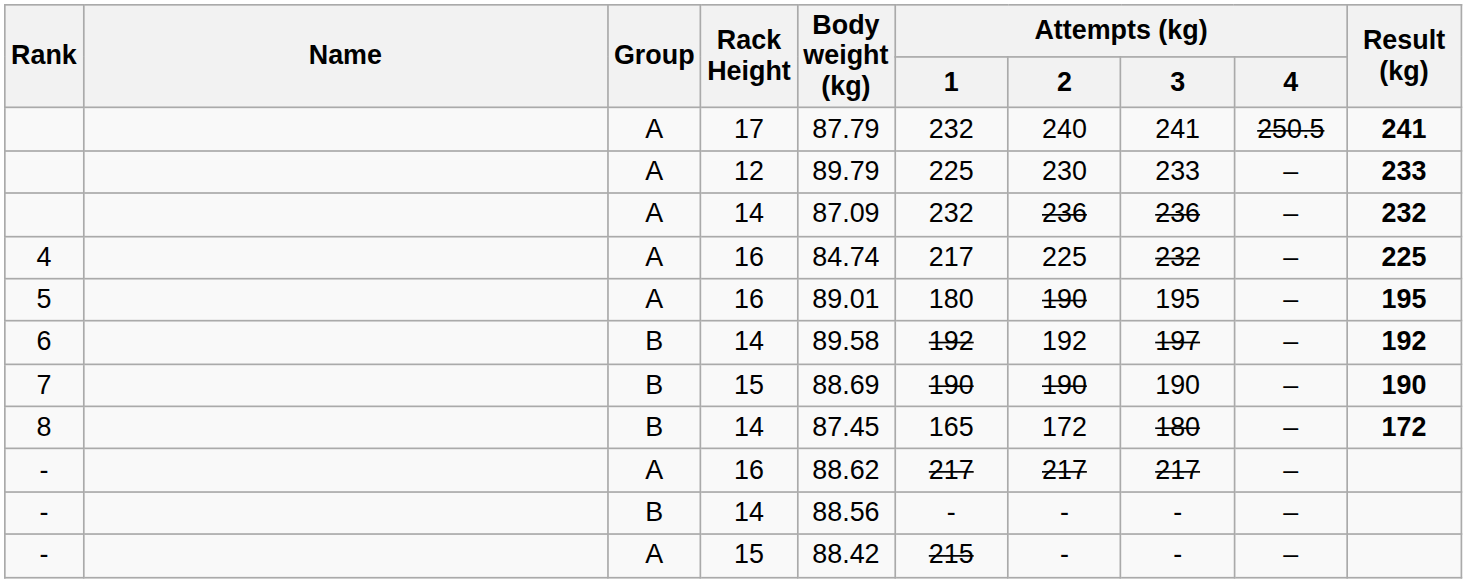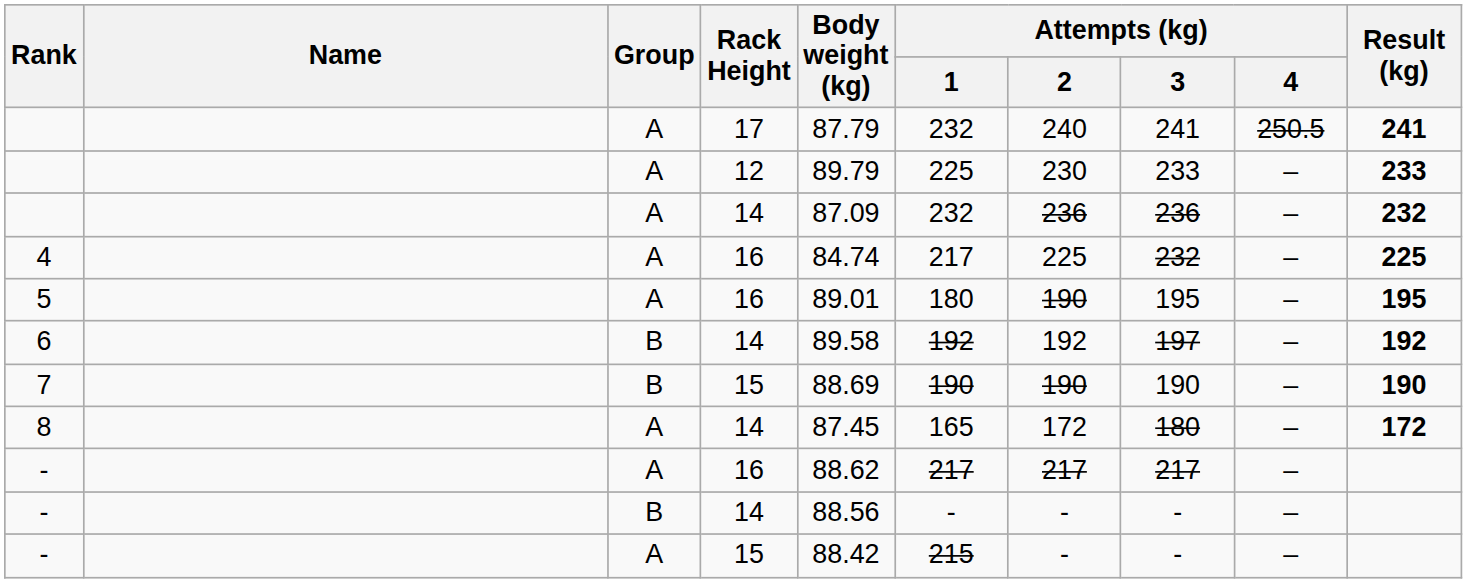(654, 427) B -> (654, 427) A
